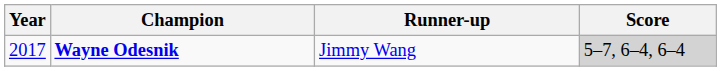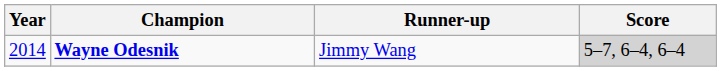(27, 50) 2017 -> (27, 50) 2014
